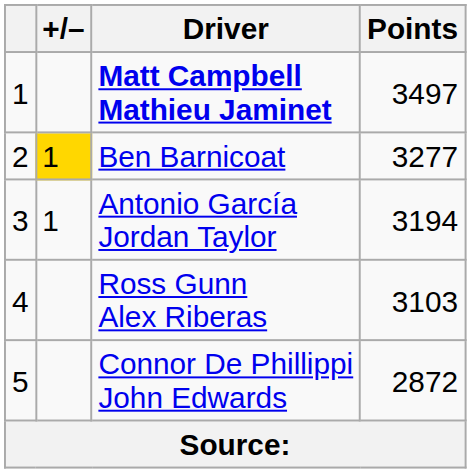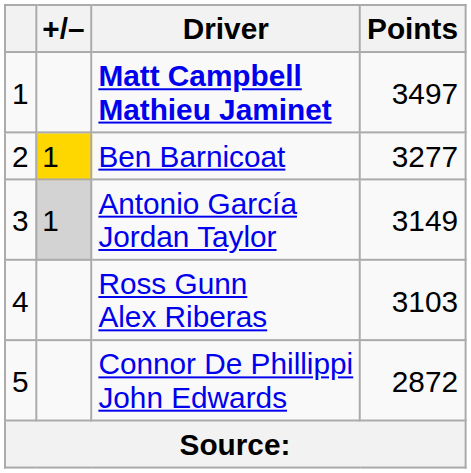(51, 220) no background -> (51, 220) lightgrey background
(425, 220) 3194 -> (425, 220) 3149
